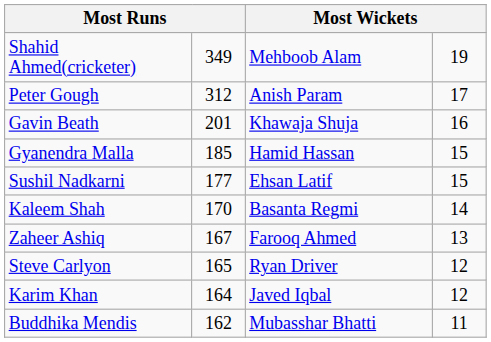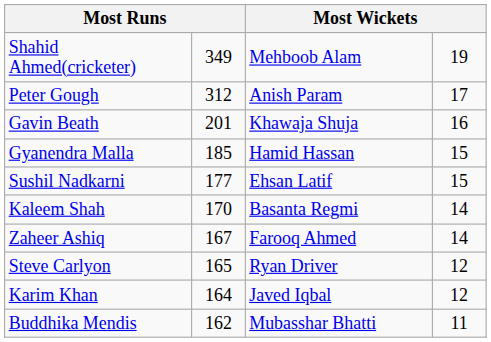(459, 237) 13 -> (459, 237) 14
